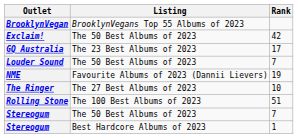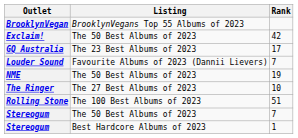(134, 62) The 50 Best Albums of 2023 -> (170, 62) Favourite Albums of 2023 (Dannii Lievers)
(170, 75) Favourite Albums of 2023 (Dannii Lievers) -> (134, 75) The 50 Best Albums of 2023
